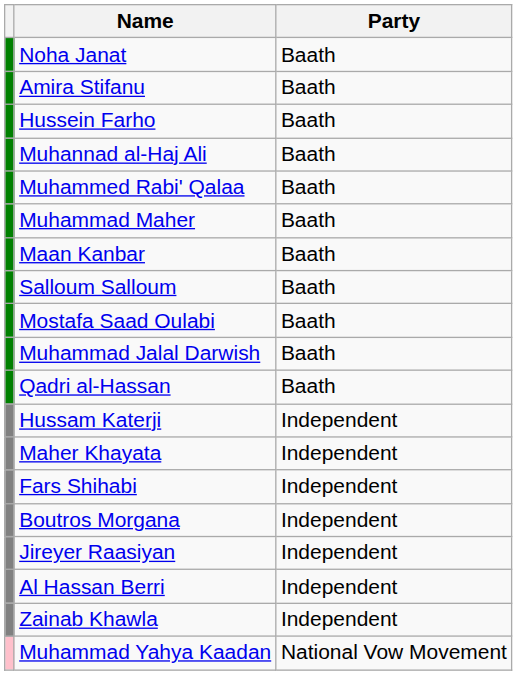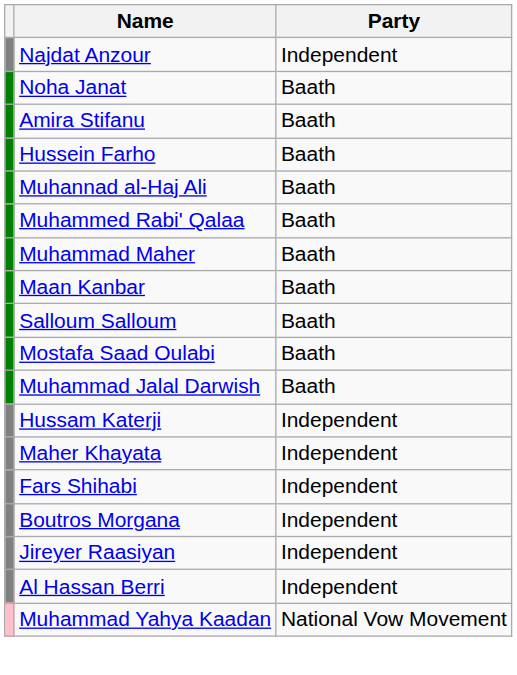+ row: (85, 54)
- row: (95, 386)
- row: (88, 619)
